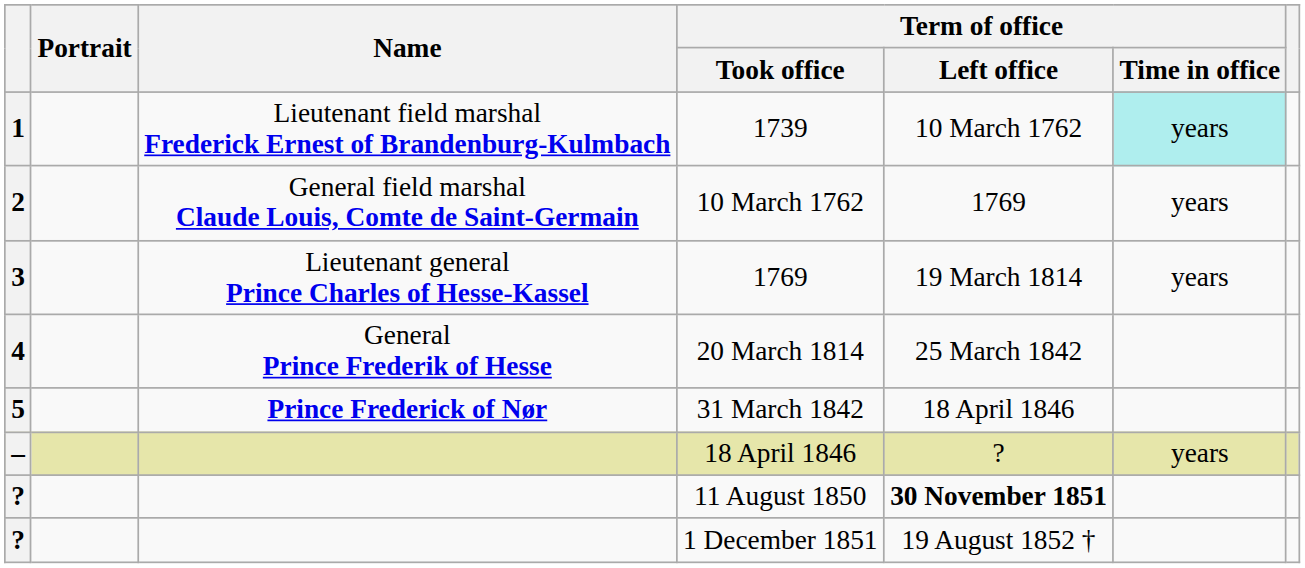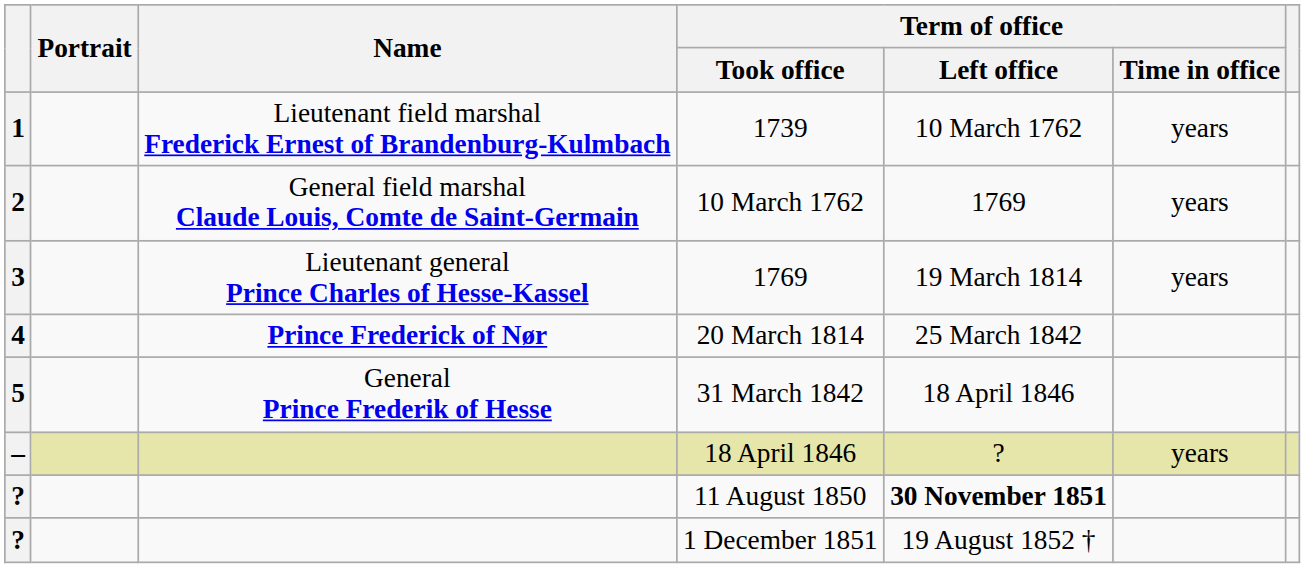(1200, 128) paleturquoise background -> (1200, 128) no background
(407, 350) General Prince Frederik of Hesse -> (407, 335) Prince Frederick of Nør
(407, 409) Prince Frederick of Nør -> (407, 394) General Prince Frederik of Hesse
